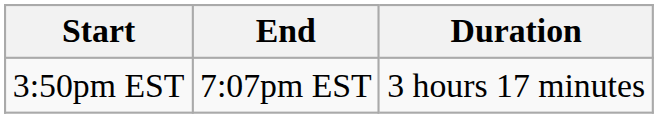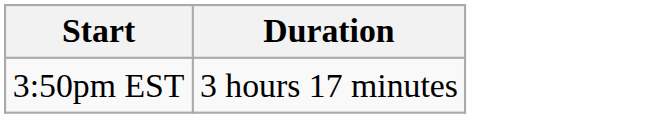- column: (286, 31)
